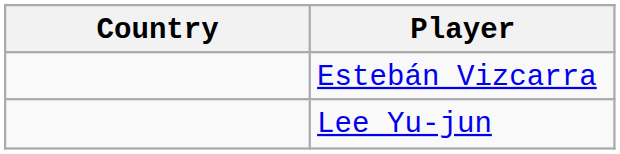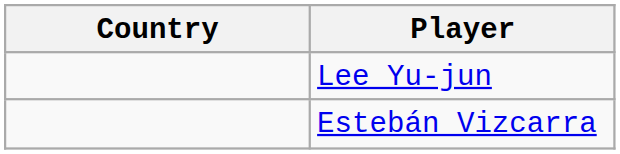rows swapped: (457, 76) <-> (404, 124)
